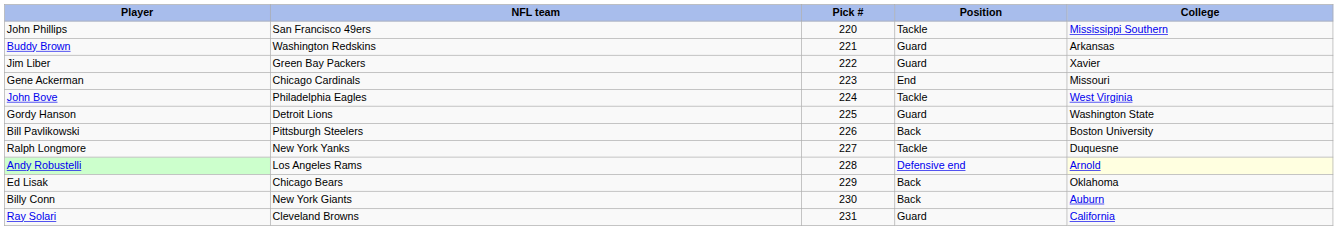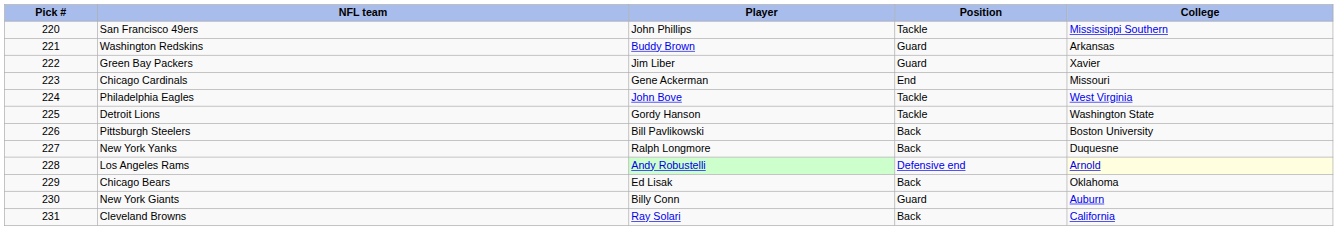columns swapped: (848, 13) <-> (137, 13)
(912, 115) Guard -> (912, 115) Tackle
(912, 149) Tackle -> (909, 149) Back
(909, 200) Back -> (912, 200) Guard
(912, 217) Guard -> (909, 217) Back
